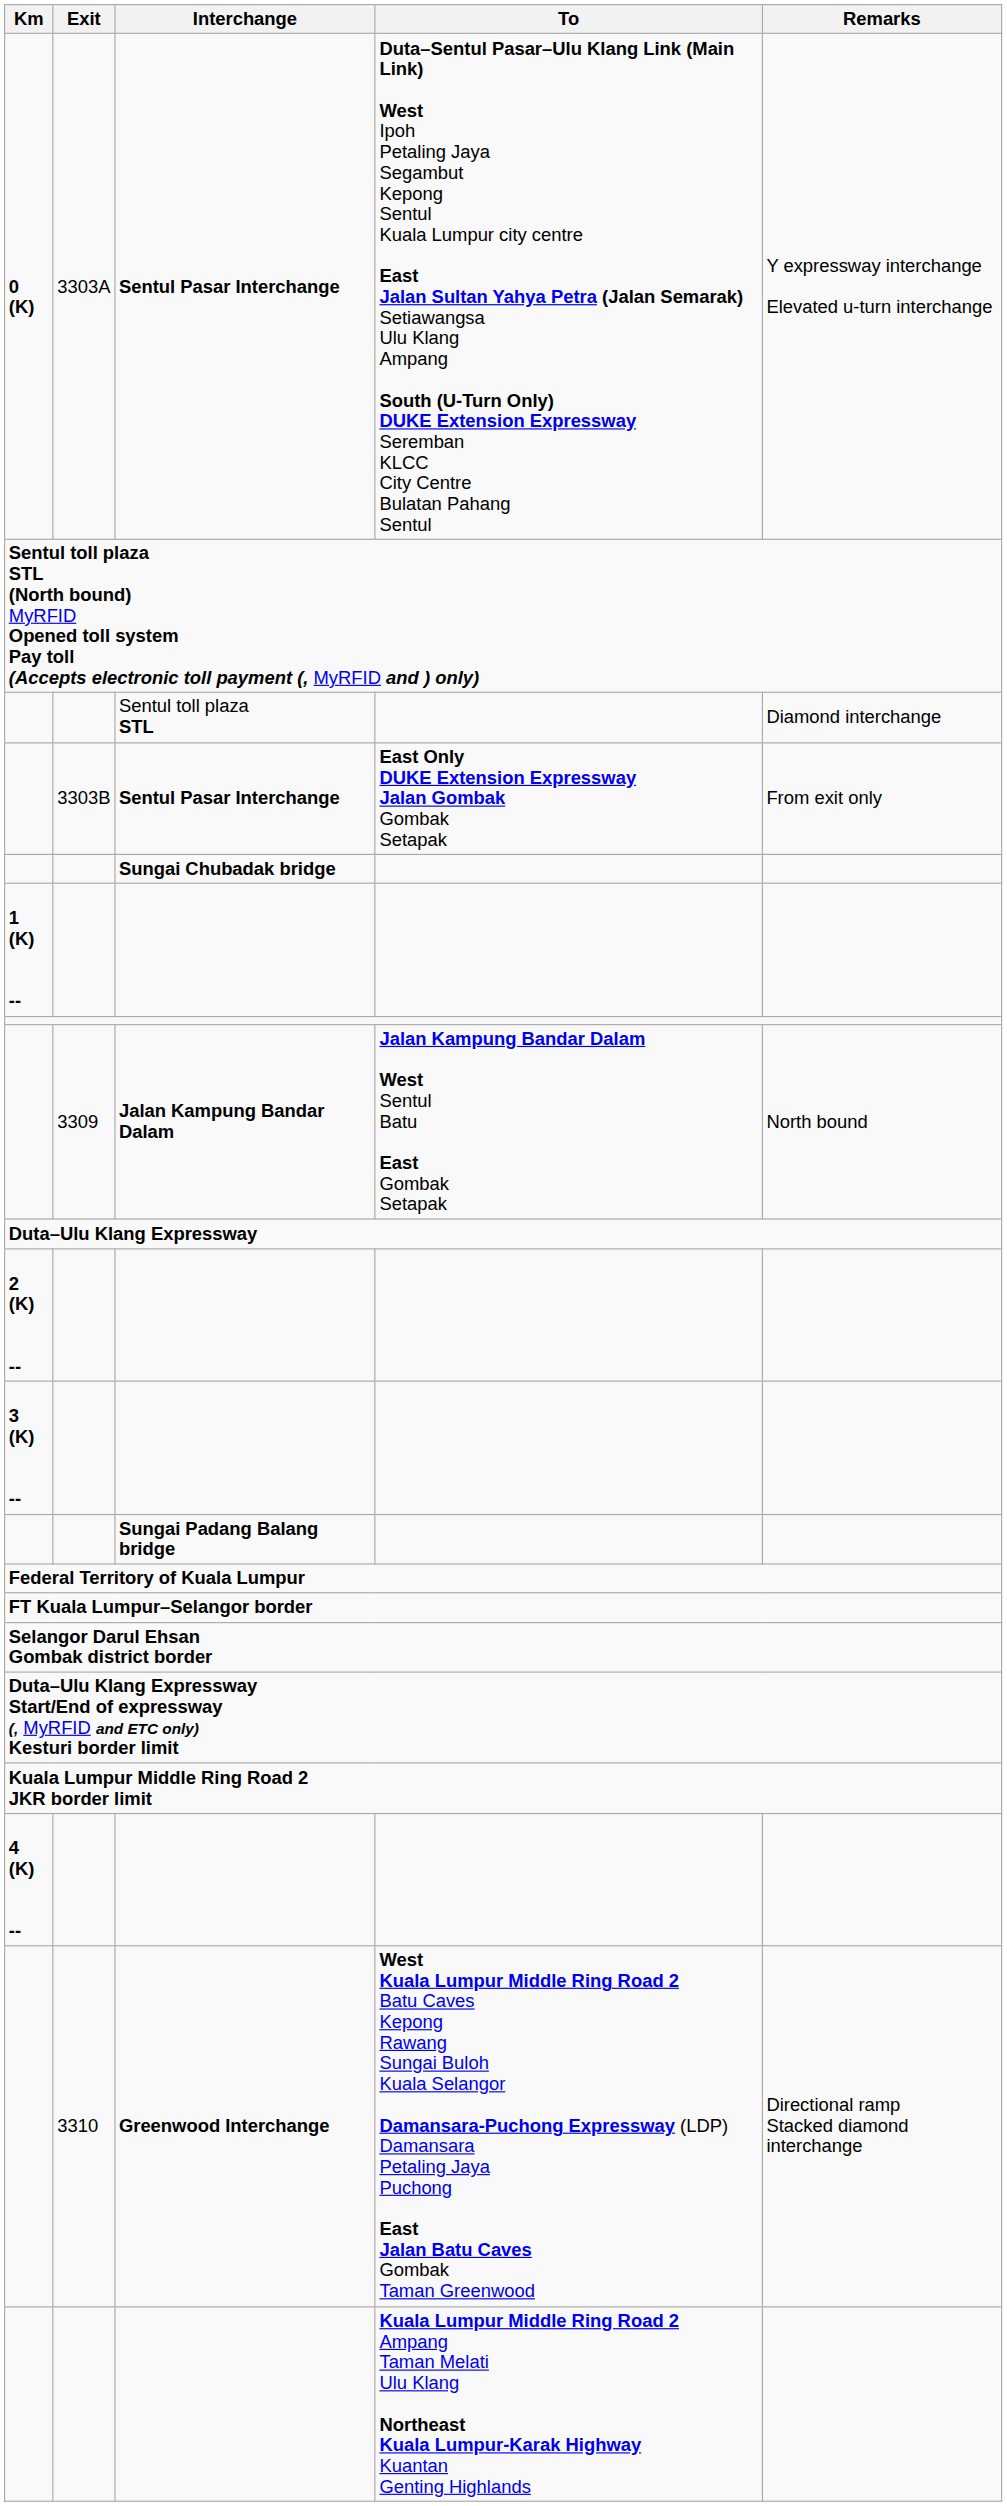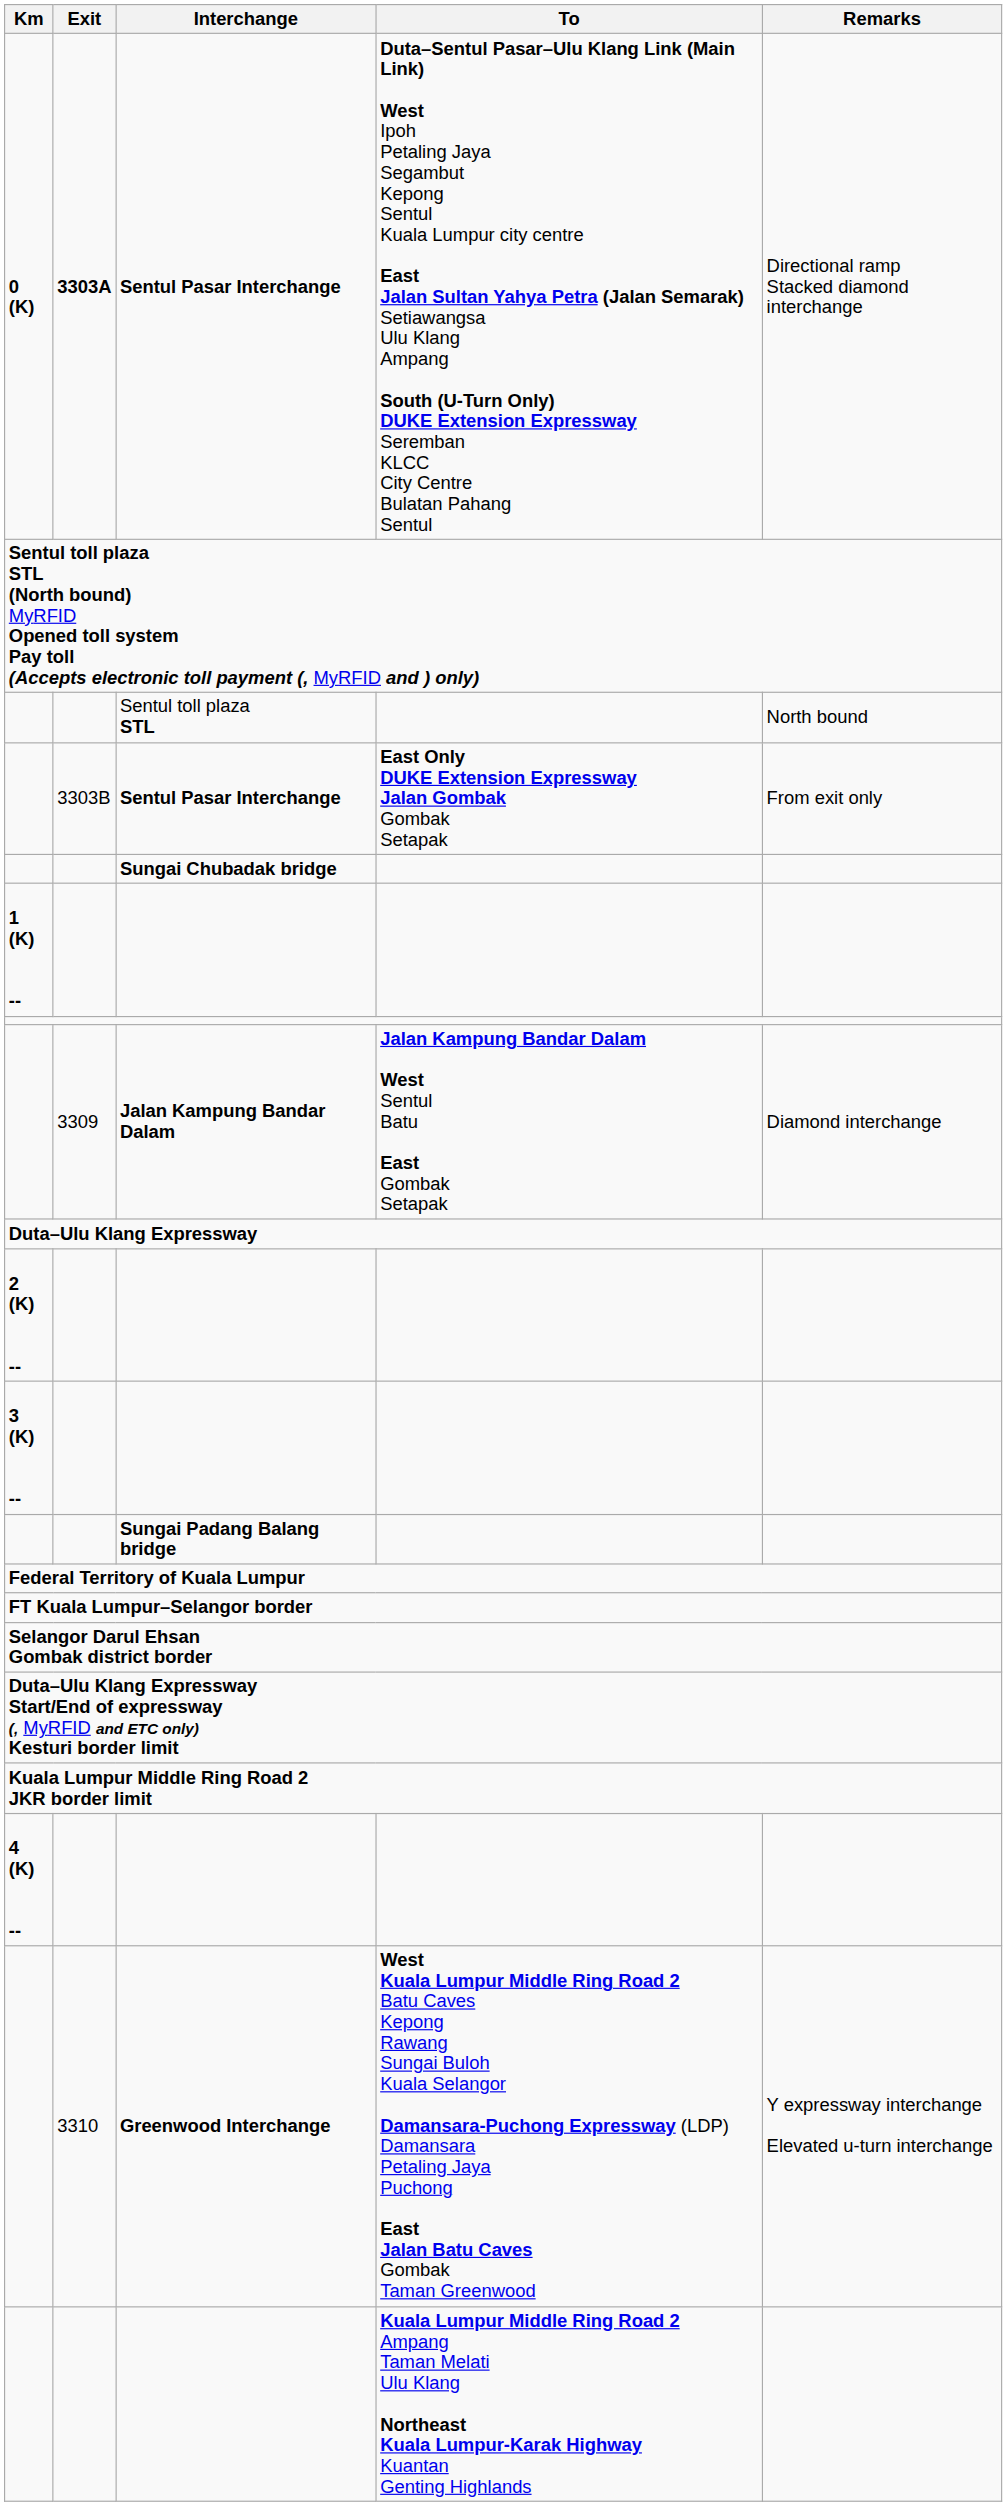(84, 286) normal -> (84, 286) bold
(879, 286) Y expressway interchange Elevated u-turn interchange -> (838, 286) Directional ramp Stacked diamond interchange
(854, 717) Diamond interchange -> (817, 717) North bound
(817, 1121) North bound -> (854, 1121) Diamond interchange
(837, 2126) Directional ramp Stacked diamond interchange -> (880, 2126) Y expressway interchange Elevated u-turn interchange
